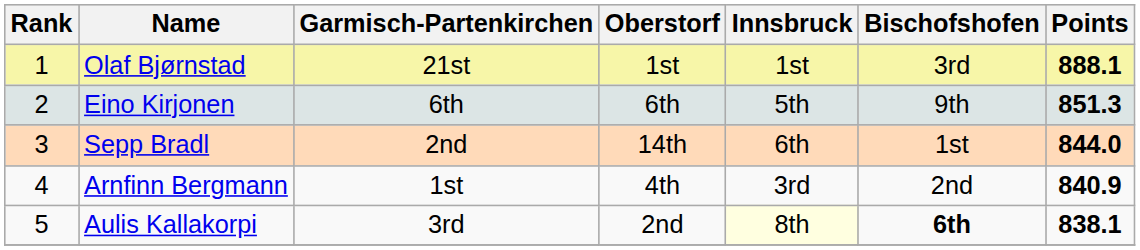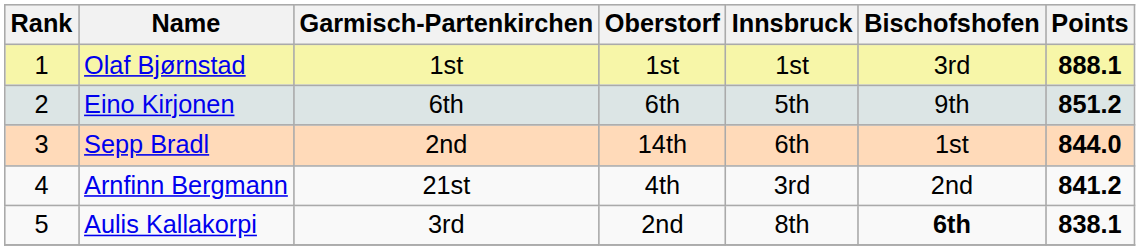(446, 64) 21st -> (446, 64) 1st
(1090, 104) 851.3 -> (1090, 104) 851.2
(446, 184) 1st -> (446, 184) 21st
(1090, 184) 840.9 -> (1090, 184) 841.2
(792, 225) lightyellow background -> (792, 225) no background
